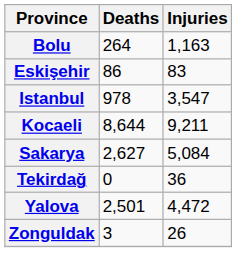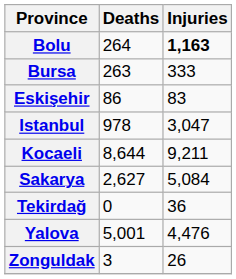(188, 45) normal -> (188, 45) bold
+ row: (52, 72)
(188, 99) 3,547 -> (188, 125) 3,047
(124, 206) 2,501 -> (124, 233) 5,001
(188, 206) 4,472 -> (188, 233) 4,476
